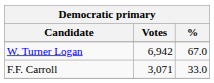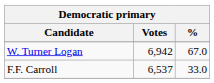(160, 69) 3,071 -> (160, 69) 6,537
